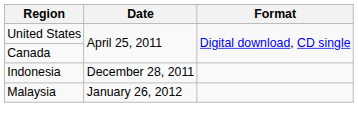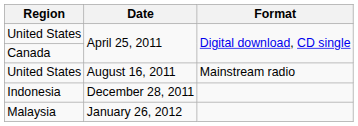+ row: (44, 72)
